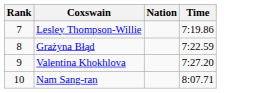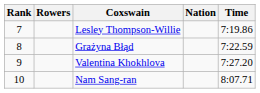+ column: (53, 12)
